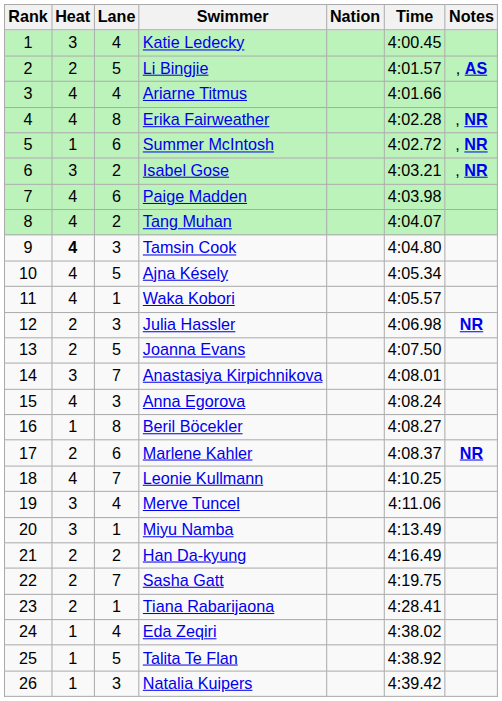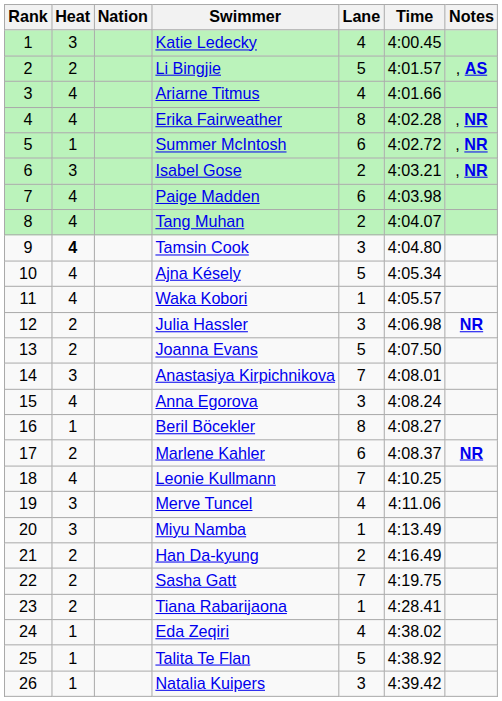columns swapped: (117, 17) <-> (355, 17)
